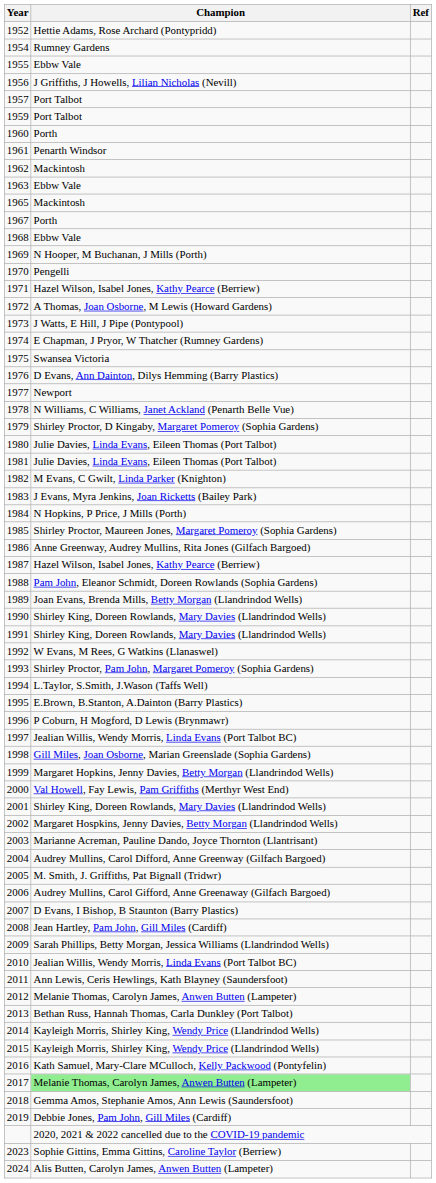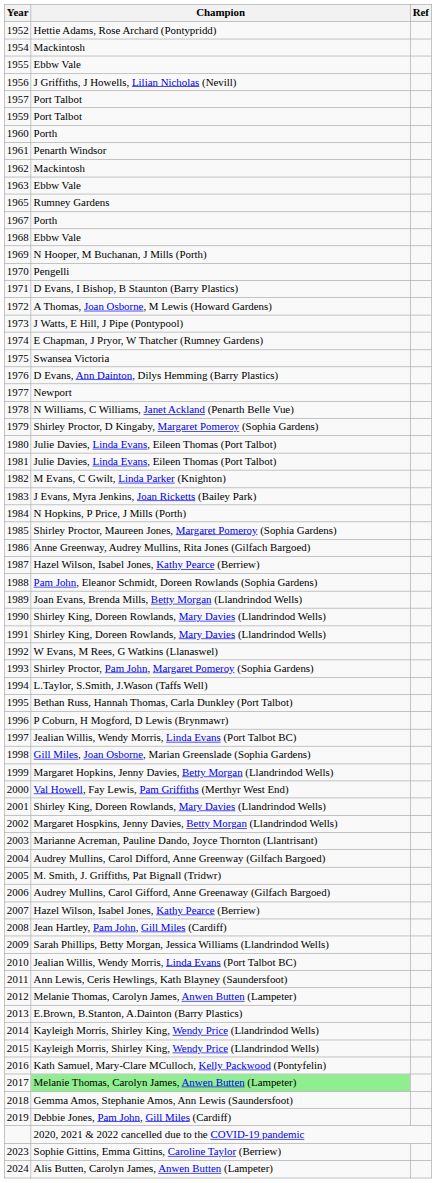(72, 47) Rumney Gardens -> (59, 47) Mackintosh
(59, 202) Mackintosh -> (72, 202) Rumney Gardens
(147, 289) Hazel Wilson, Isabel Jones, Kathy Pearce (Berriew) -> (136, 289) D Evans, I Bishop, B Staunton (Barry Plastics)
(138, 703) E.Brown, B.Stanton, A.Dainton (Barry Plastics) -> (163, 703) Bethan Russ, Hannah Thomas, Carla Dunkley (Port Talbot)
(136, 910) D Evans, I Bishop, B Staunton (Barry Plastics) -> (147, 910) Hazel Wilson, Isabel Jones, Kathy Pearce (Berriew)
(163, 1013) Bethan Russ, Hannah Thomas, Carla Dunkley (Port Talbot) -> (138, 1013) E.Brown, B.Stanton, A.Dainton (Barry Plastics)
